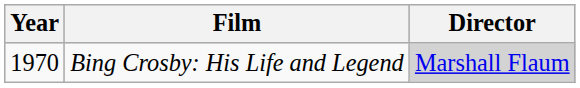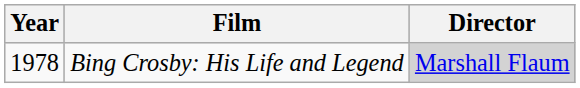(35, 62) 1970 -> (35, 62) 1978
